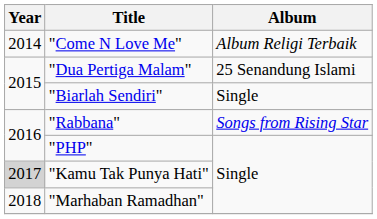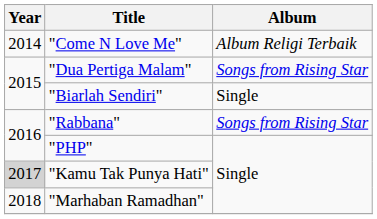(286, 69) 25 Senandung Islami -> (292, 69) Songs from Rising Star
